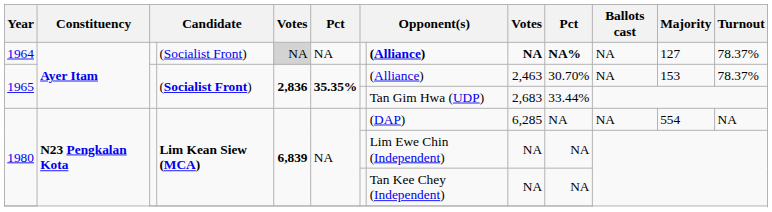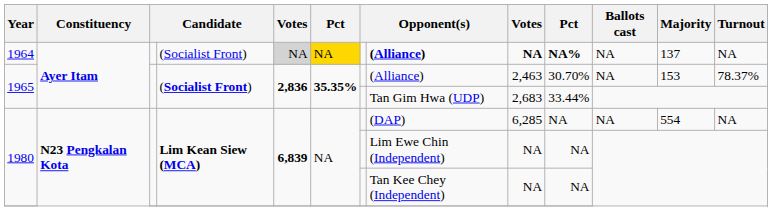(323, 53) no background -> (323, 53) gold background
(670, 53) 127 -> (670, 53) 137
(738, 53) 78.37% -> (727, 53) NA
